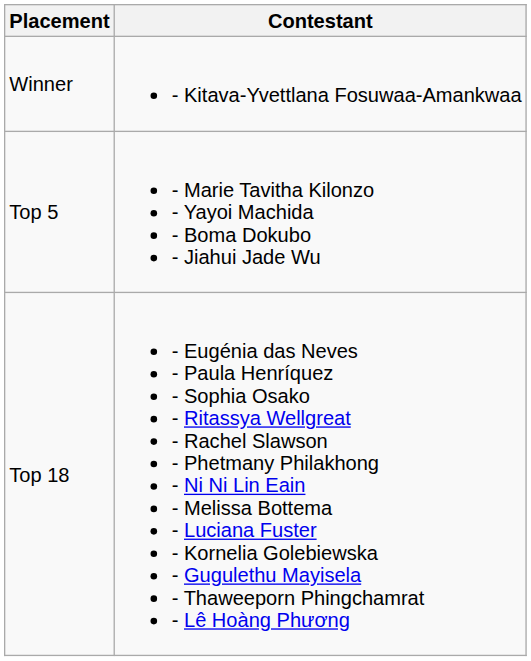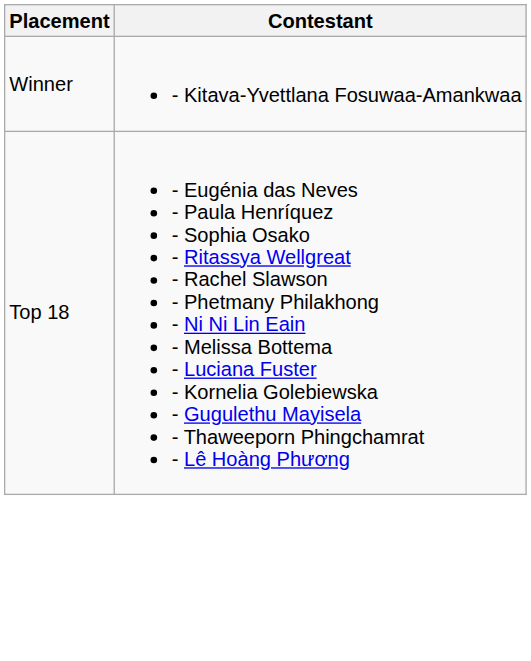- row: (34, 212)
